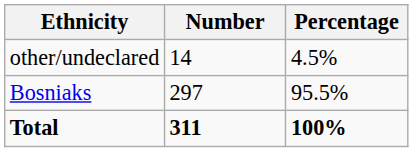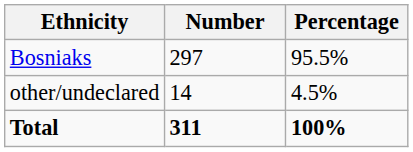rows swapped: (51, 92) <-> (85, 57)
